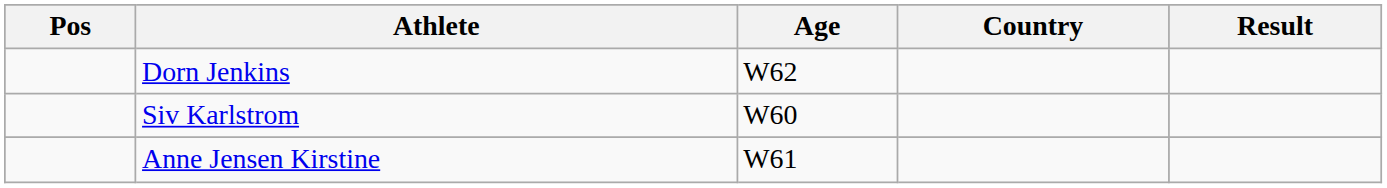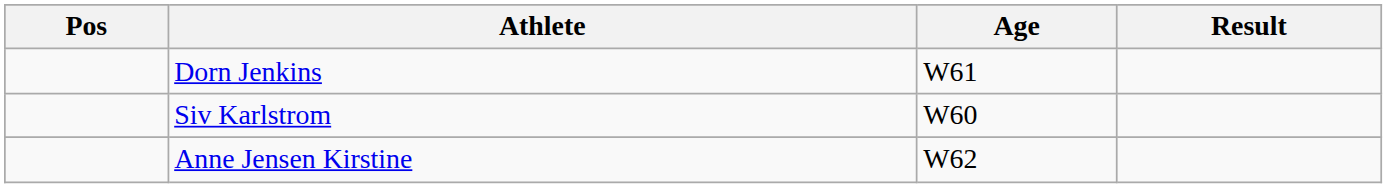- column: (1033, 26)
(770, 70) W62 -> (950, 70) W61
(770, 159) W61 -> (950, 159) W62
